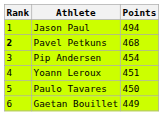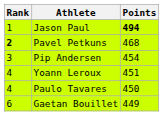(131, 27) normal -> (131, 27) bold
(9, 88) 5 -> (9, 88) 4
